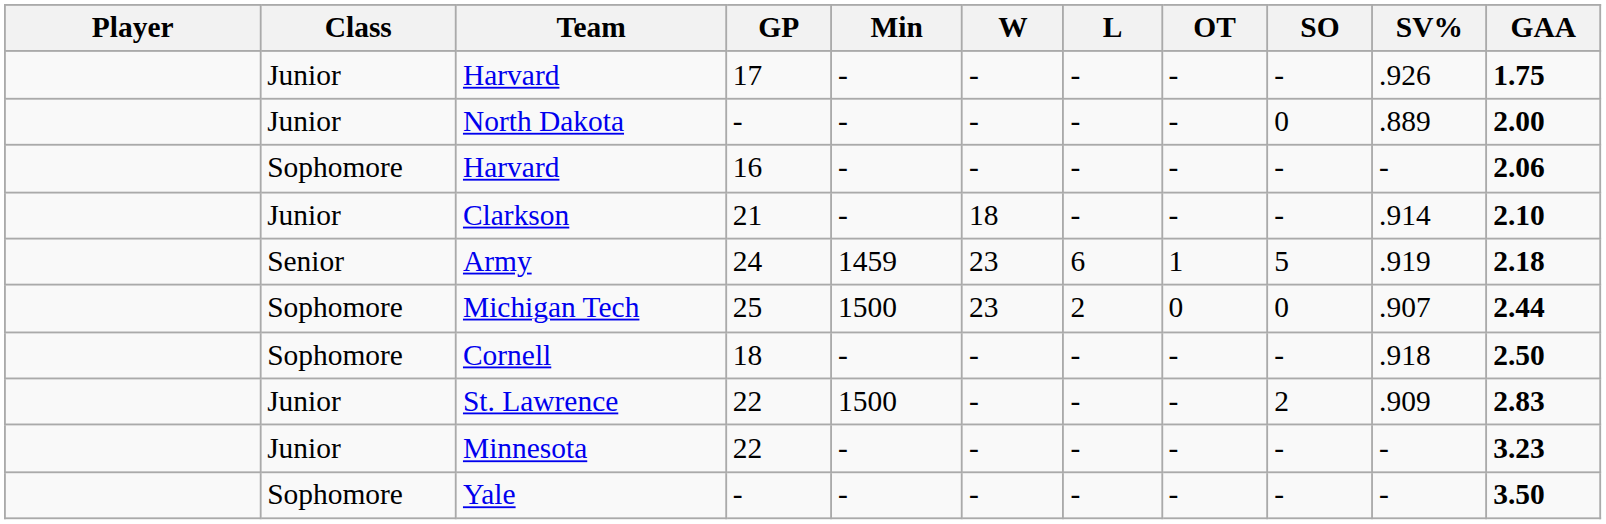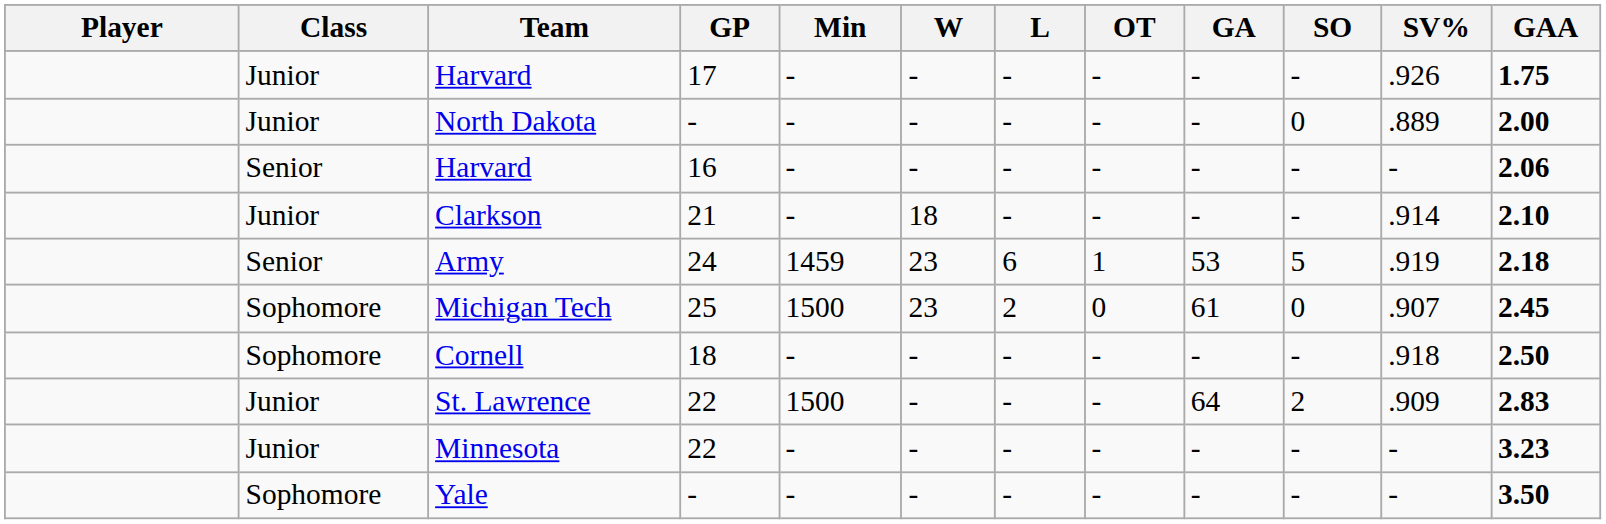+ column: (1234, 27)
(335, 167) Sophomore -> (284, 167) Senior
(1519, 307) 2.44 -> (1524, 307) 2.45
